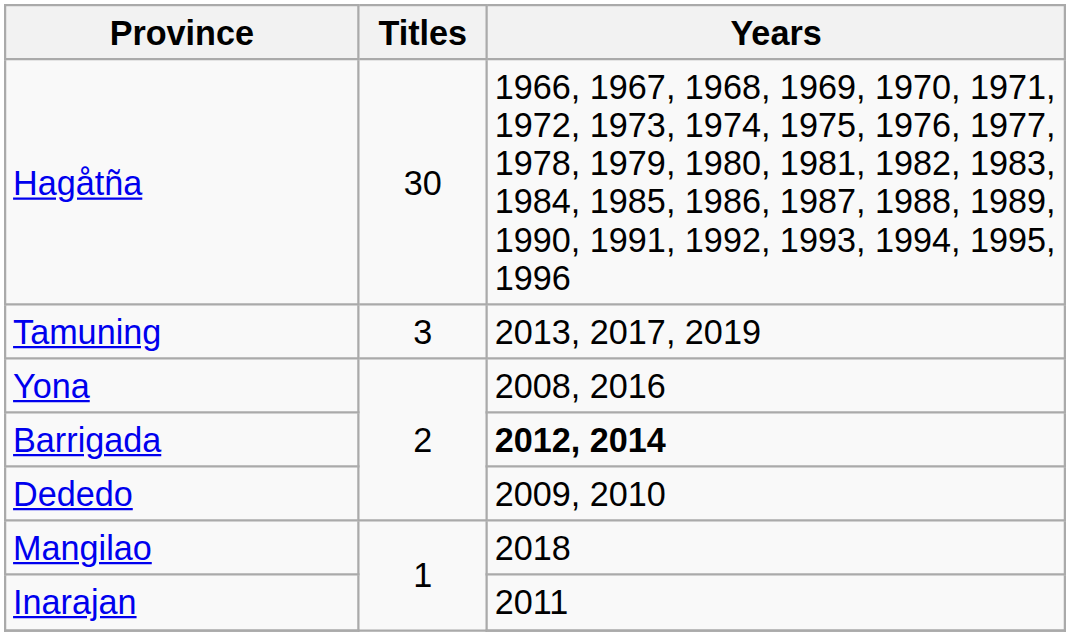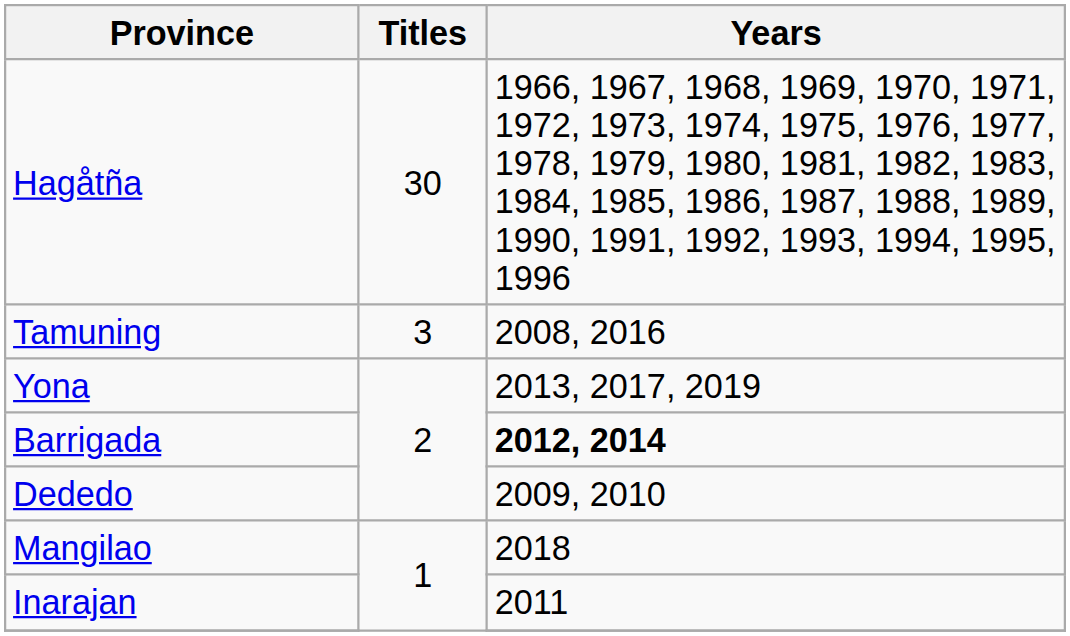(628, 332) 2013, 2017, 2019 -> (580, 332) 2008, 2016
(580, 386) 2008, 2016 -> (628, 386) 2013, 2017, 2019
